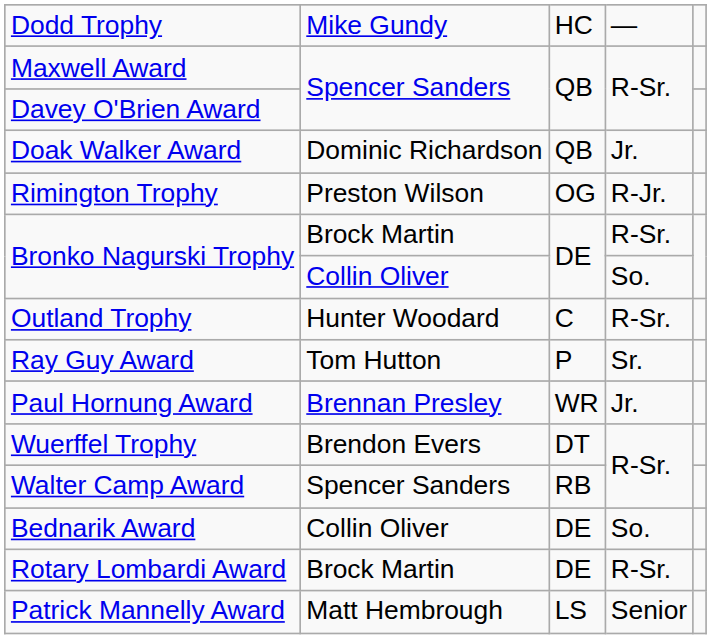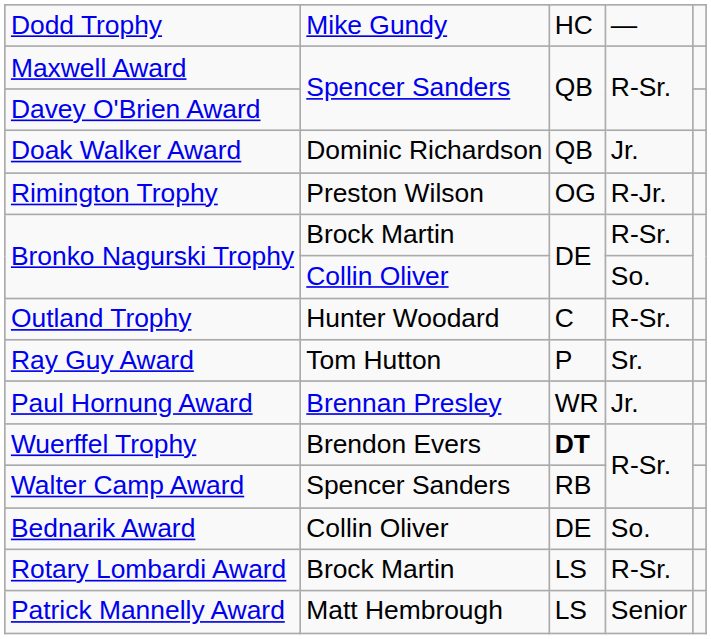(572, 444) normal -> (572, 444) bold
(573, 569) DE -> (571, 569) LS
